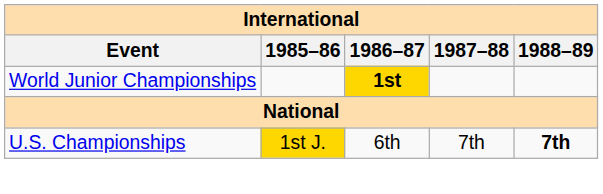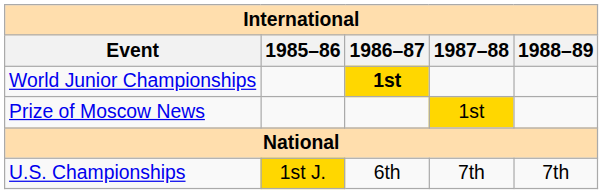+ row: (107, 111)
(556, 142) bold -> (556, 173) normal
